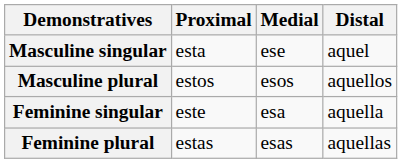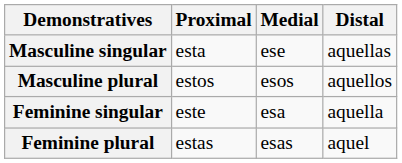(348, 50) aquel -> (359, 50) aquellas
(359, 142) aquellas -> (348, 142) aquel
